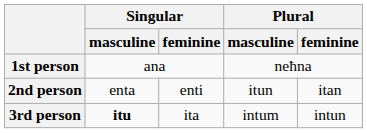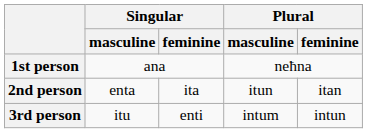(191, 90) enti -> (191, 90) ita
(122, 115) bold -> (122, 115) normal
(191, 115) ita -> (191, 115) enti
